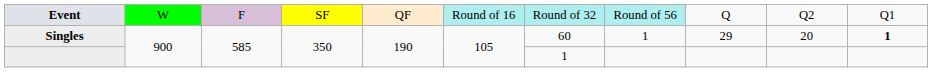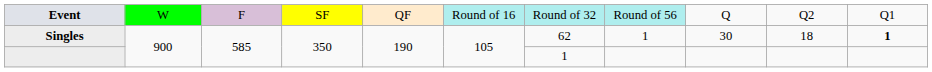(564, 36) 60 -> (564, 36) 62
(726, 36) 29 -> (726, 36) 30
(807, 36) 20 -> (807, 36) 18
